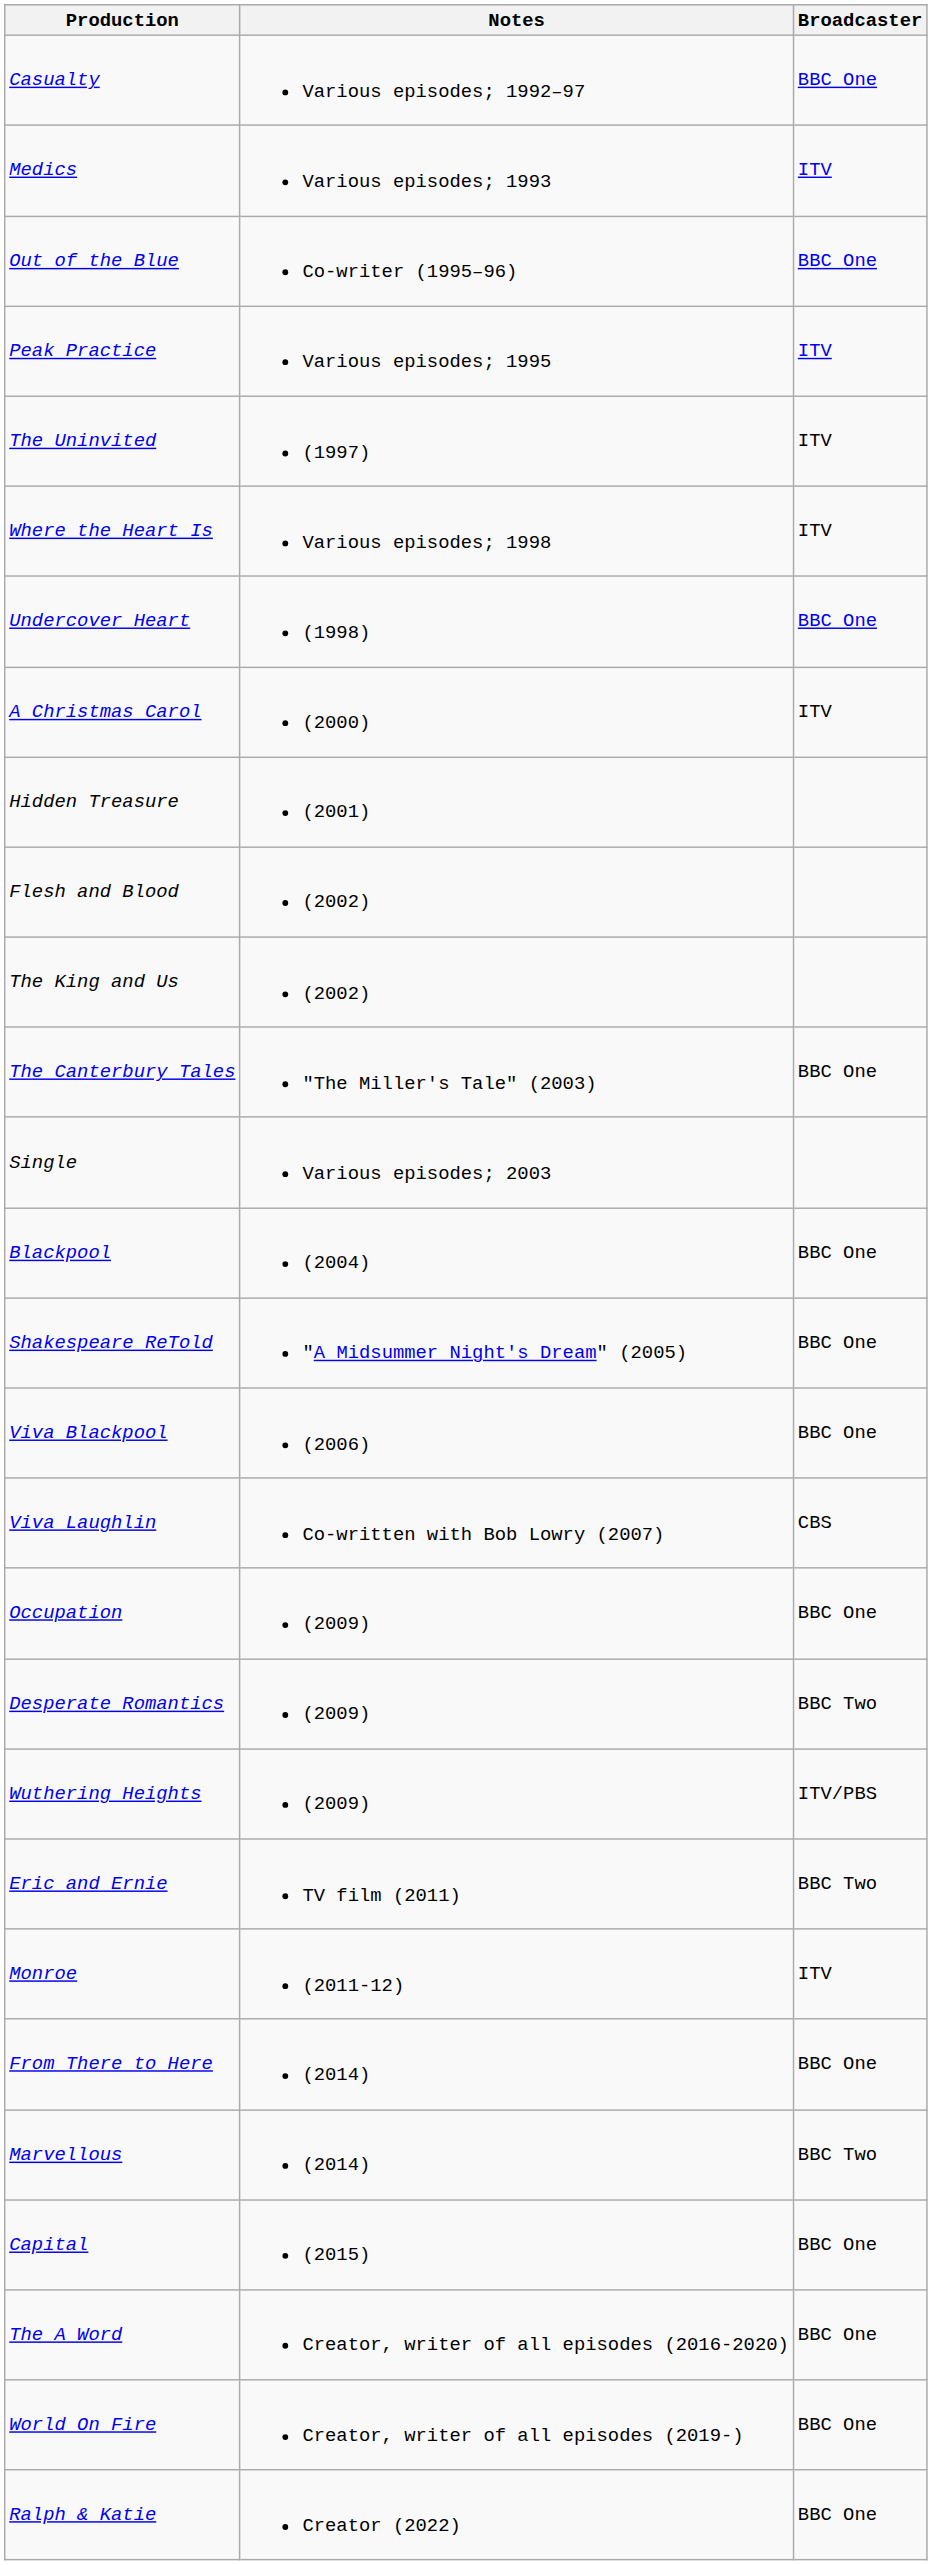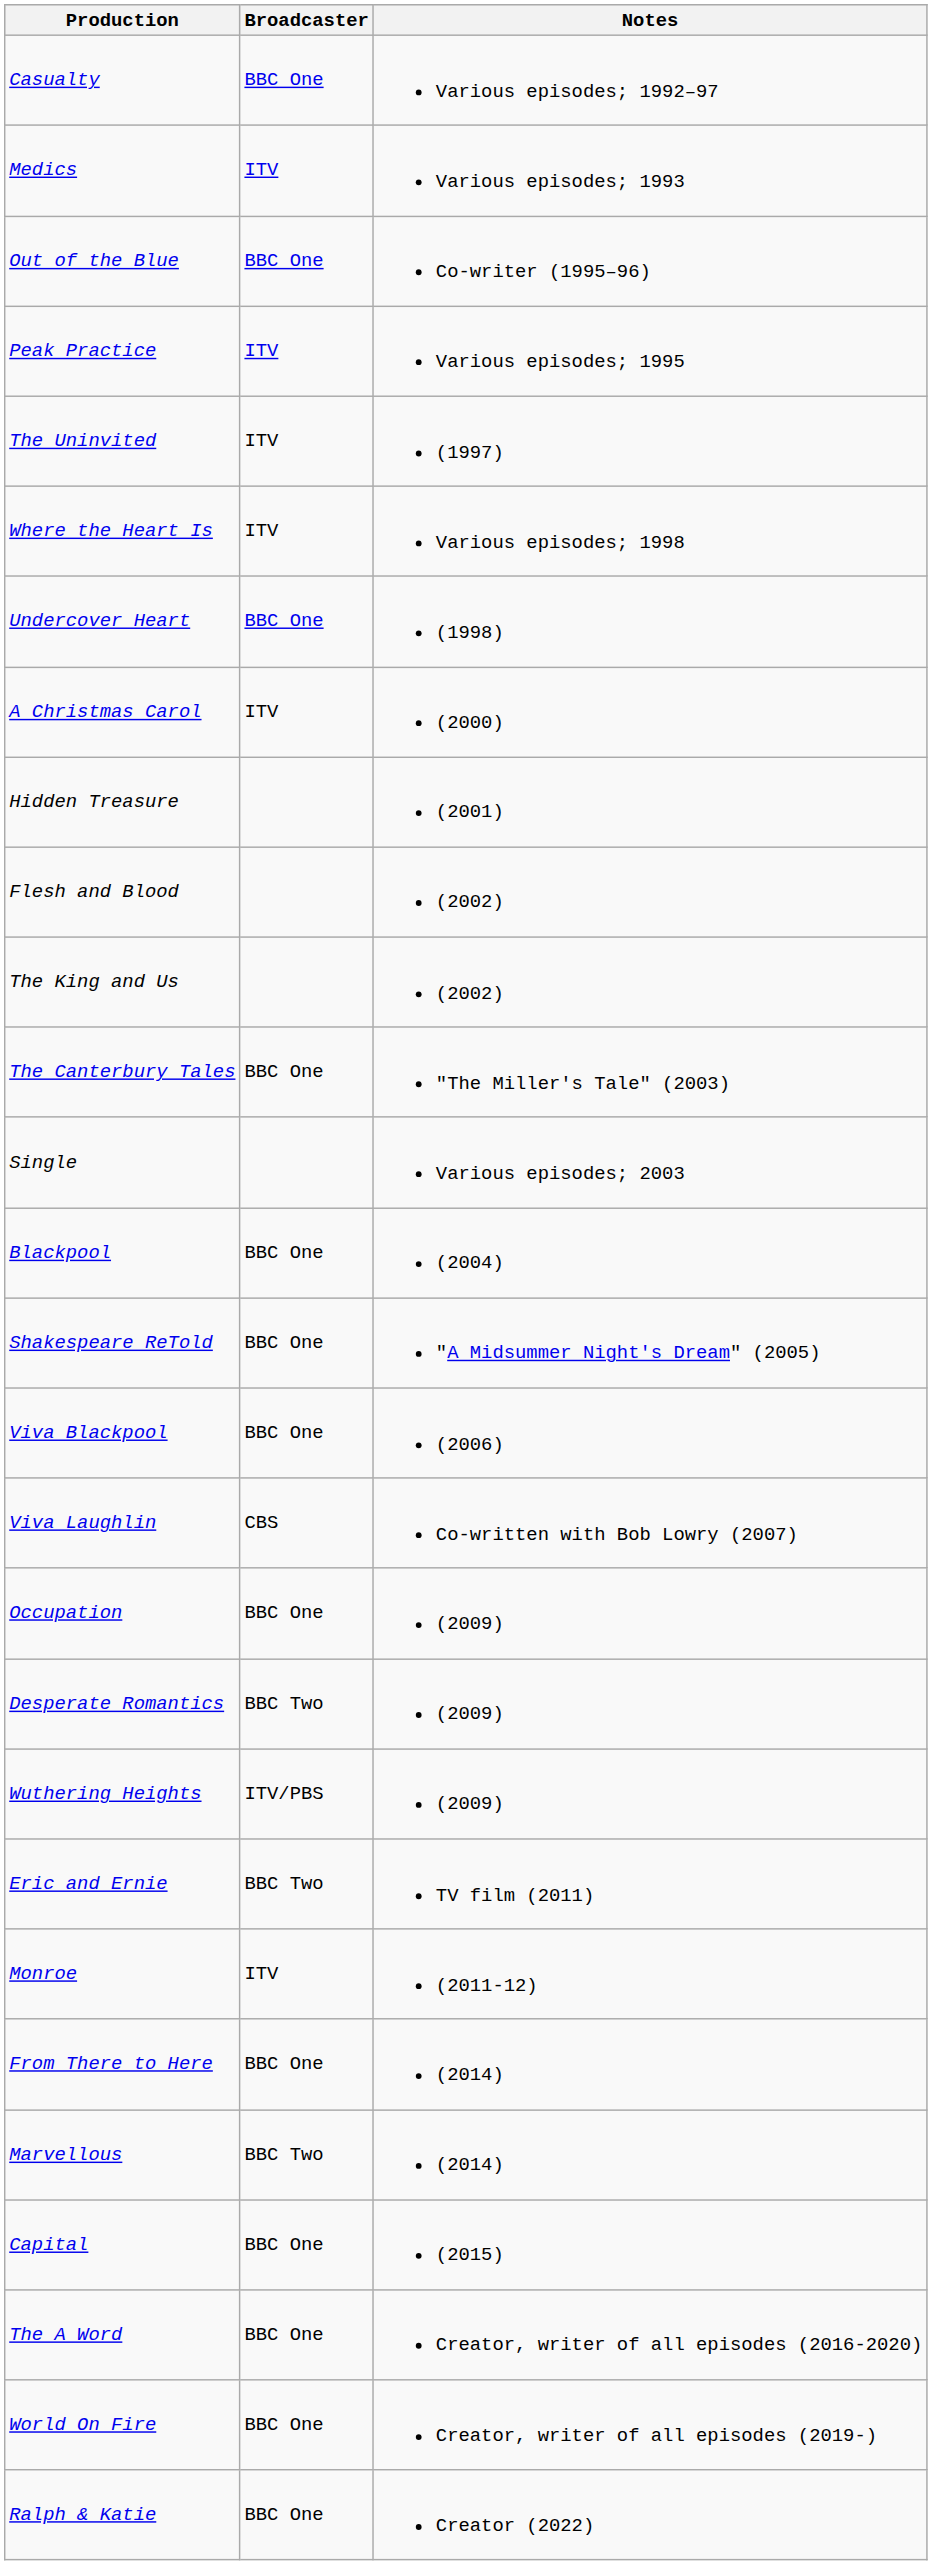columns swapped: (517, 20) <-> (860, 20)
